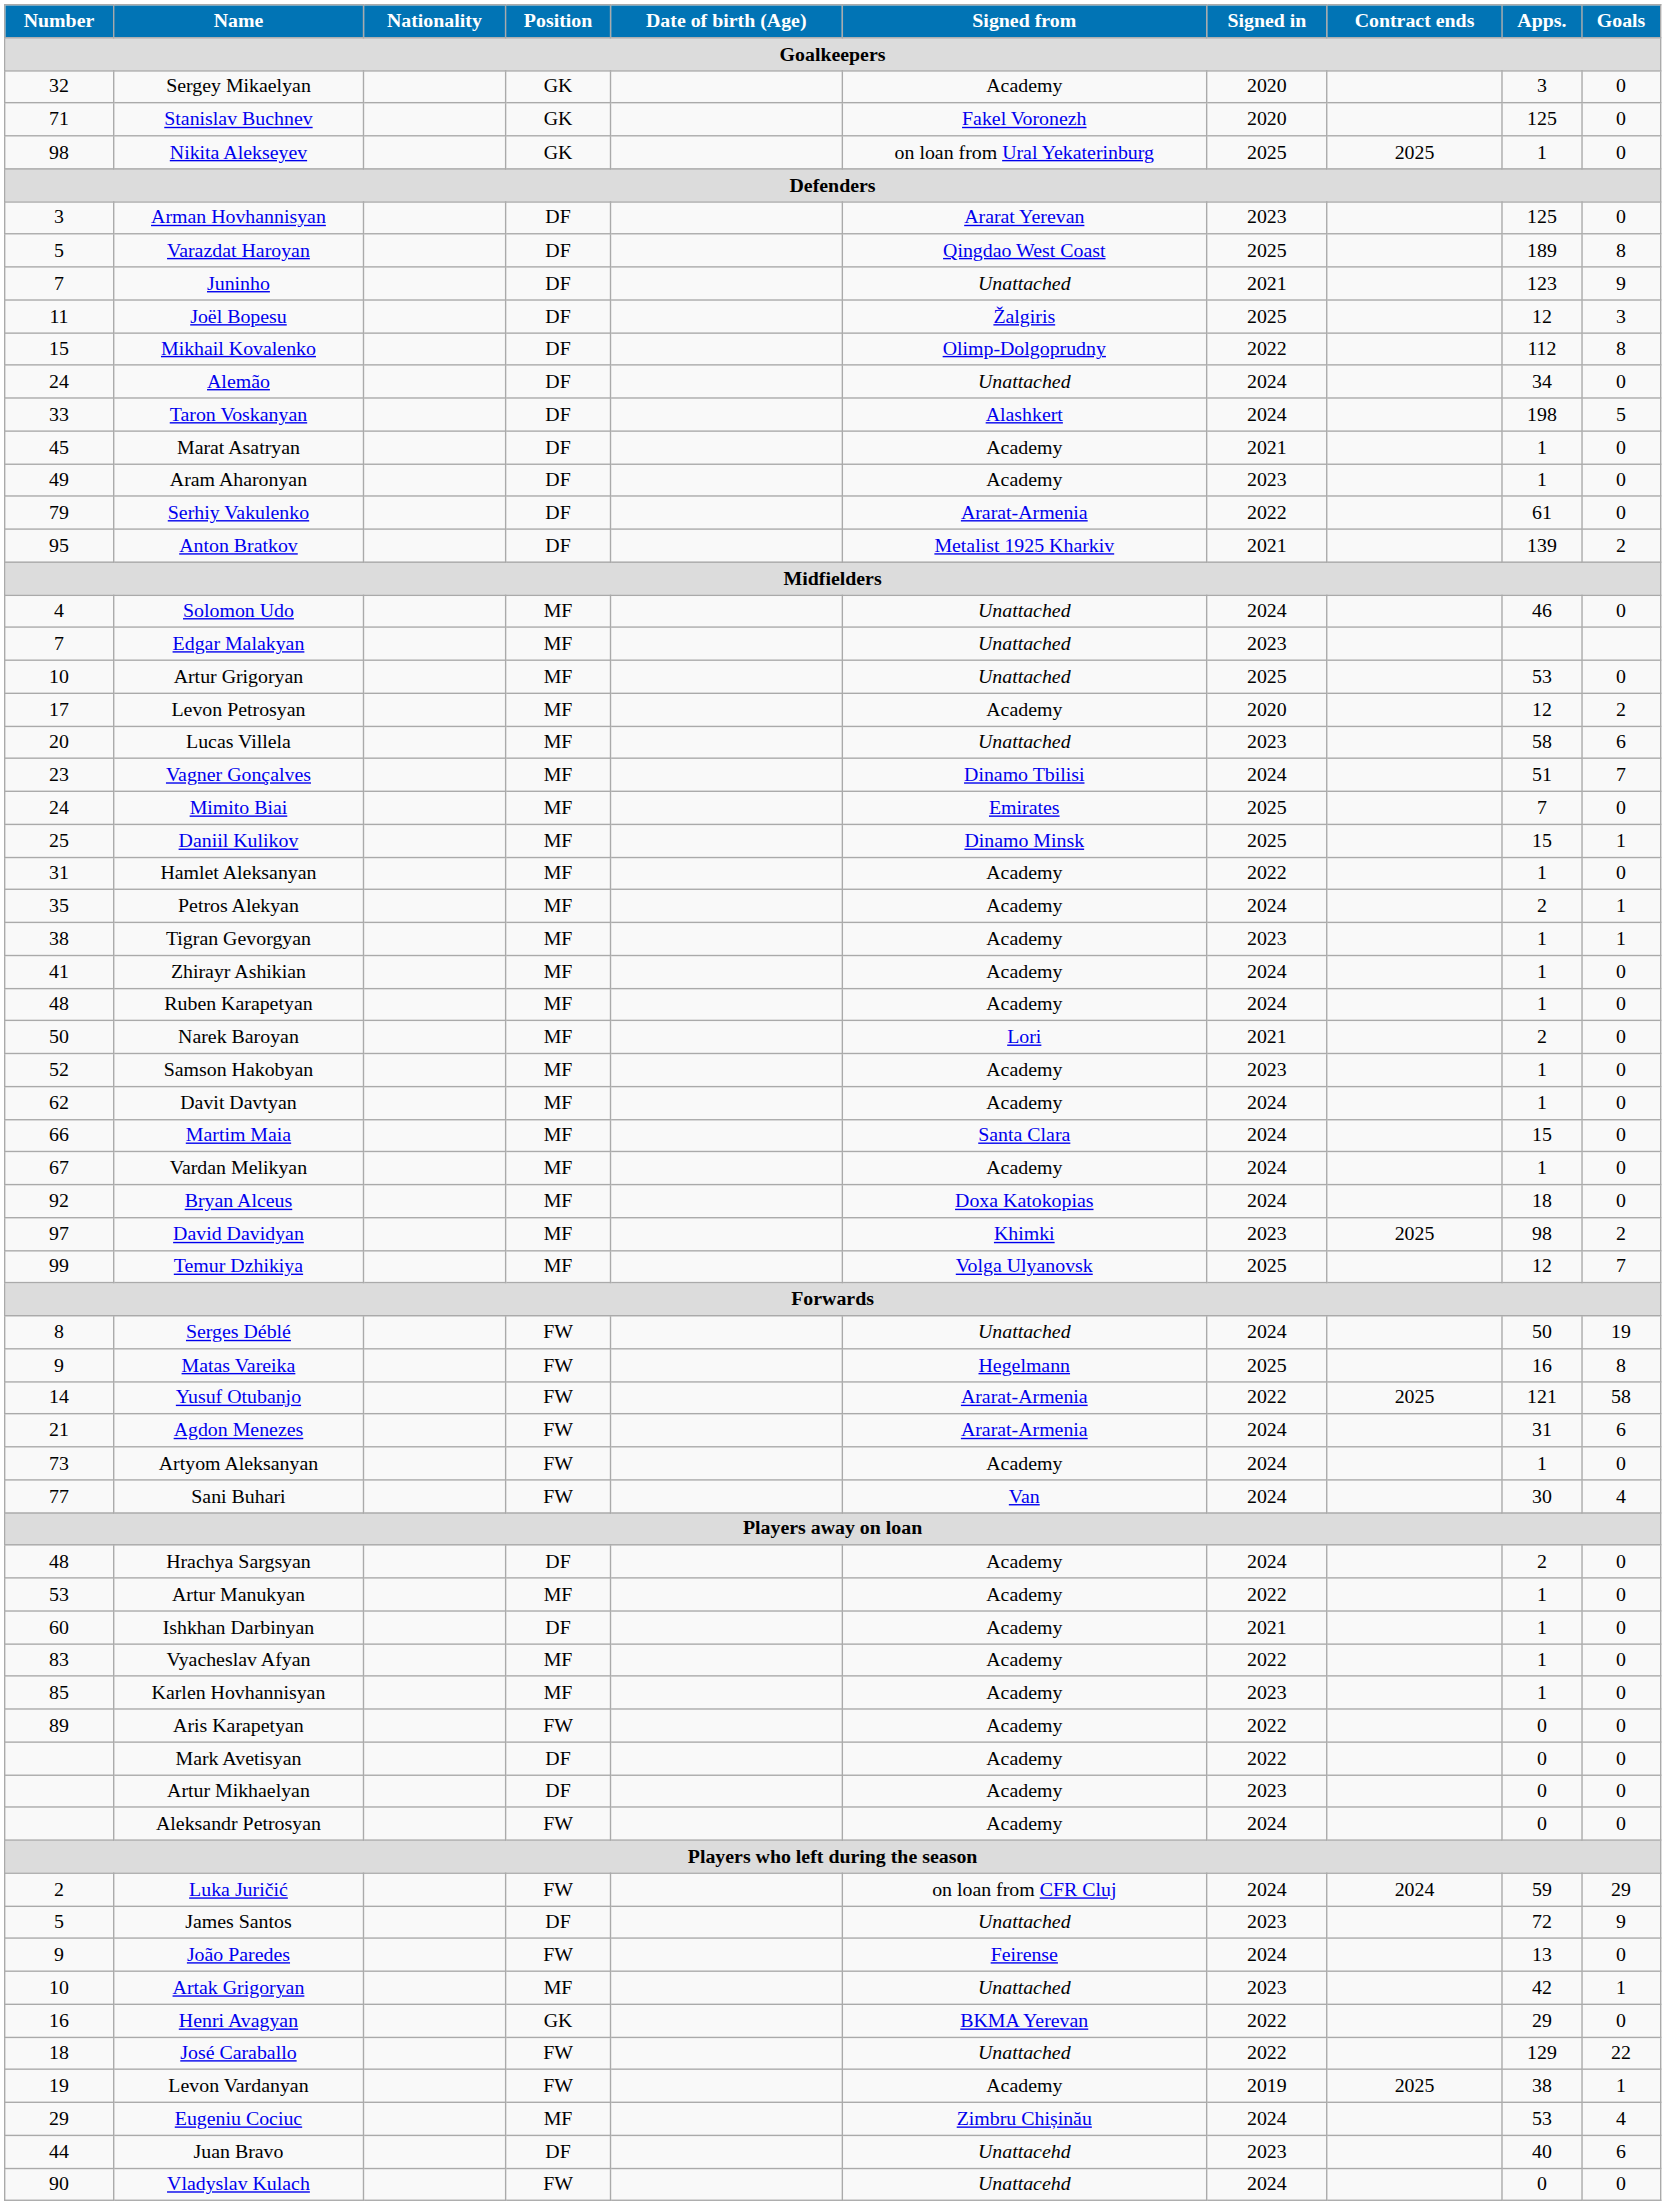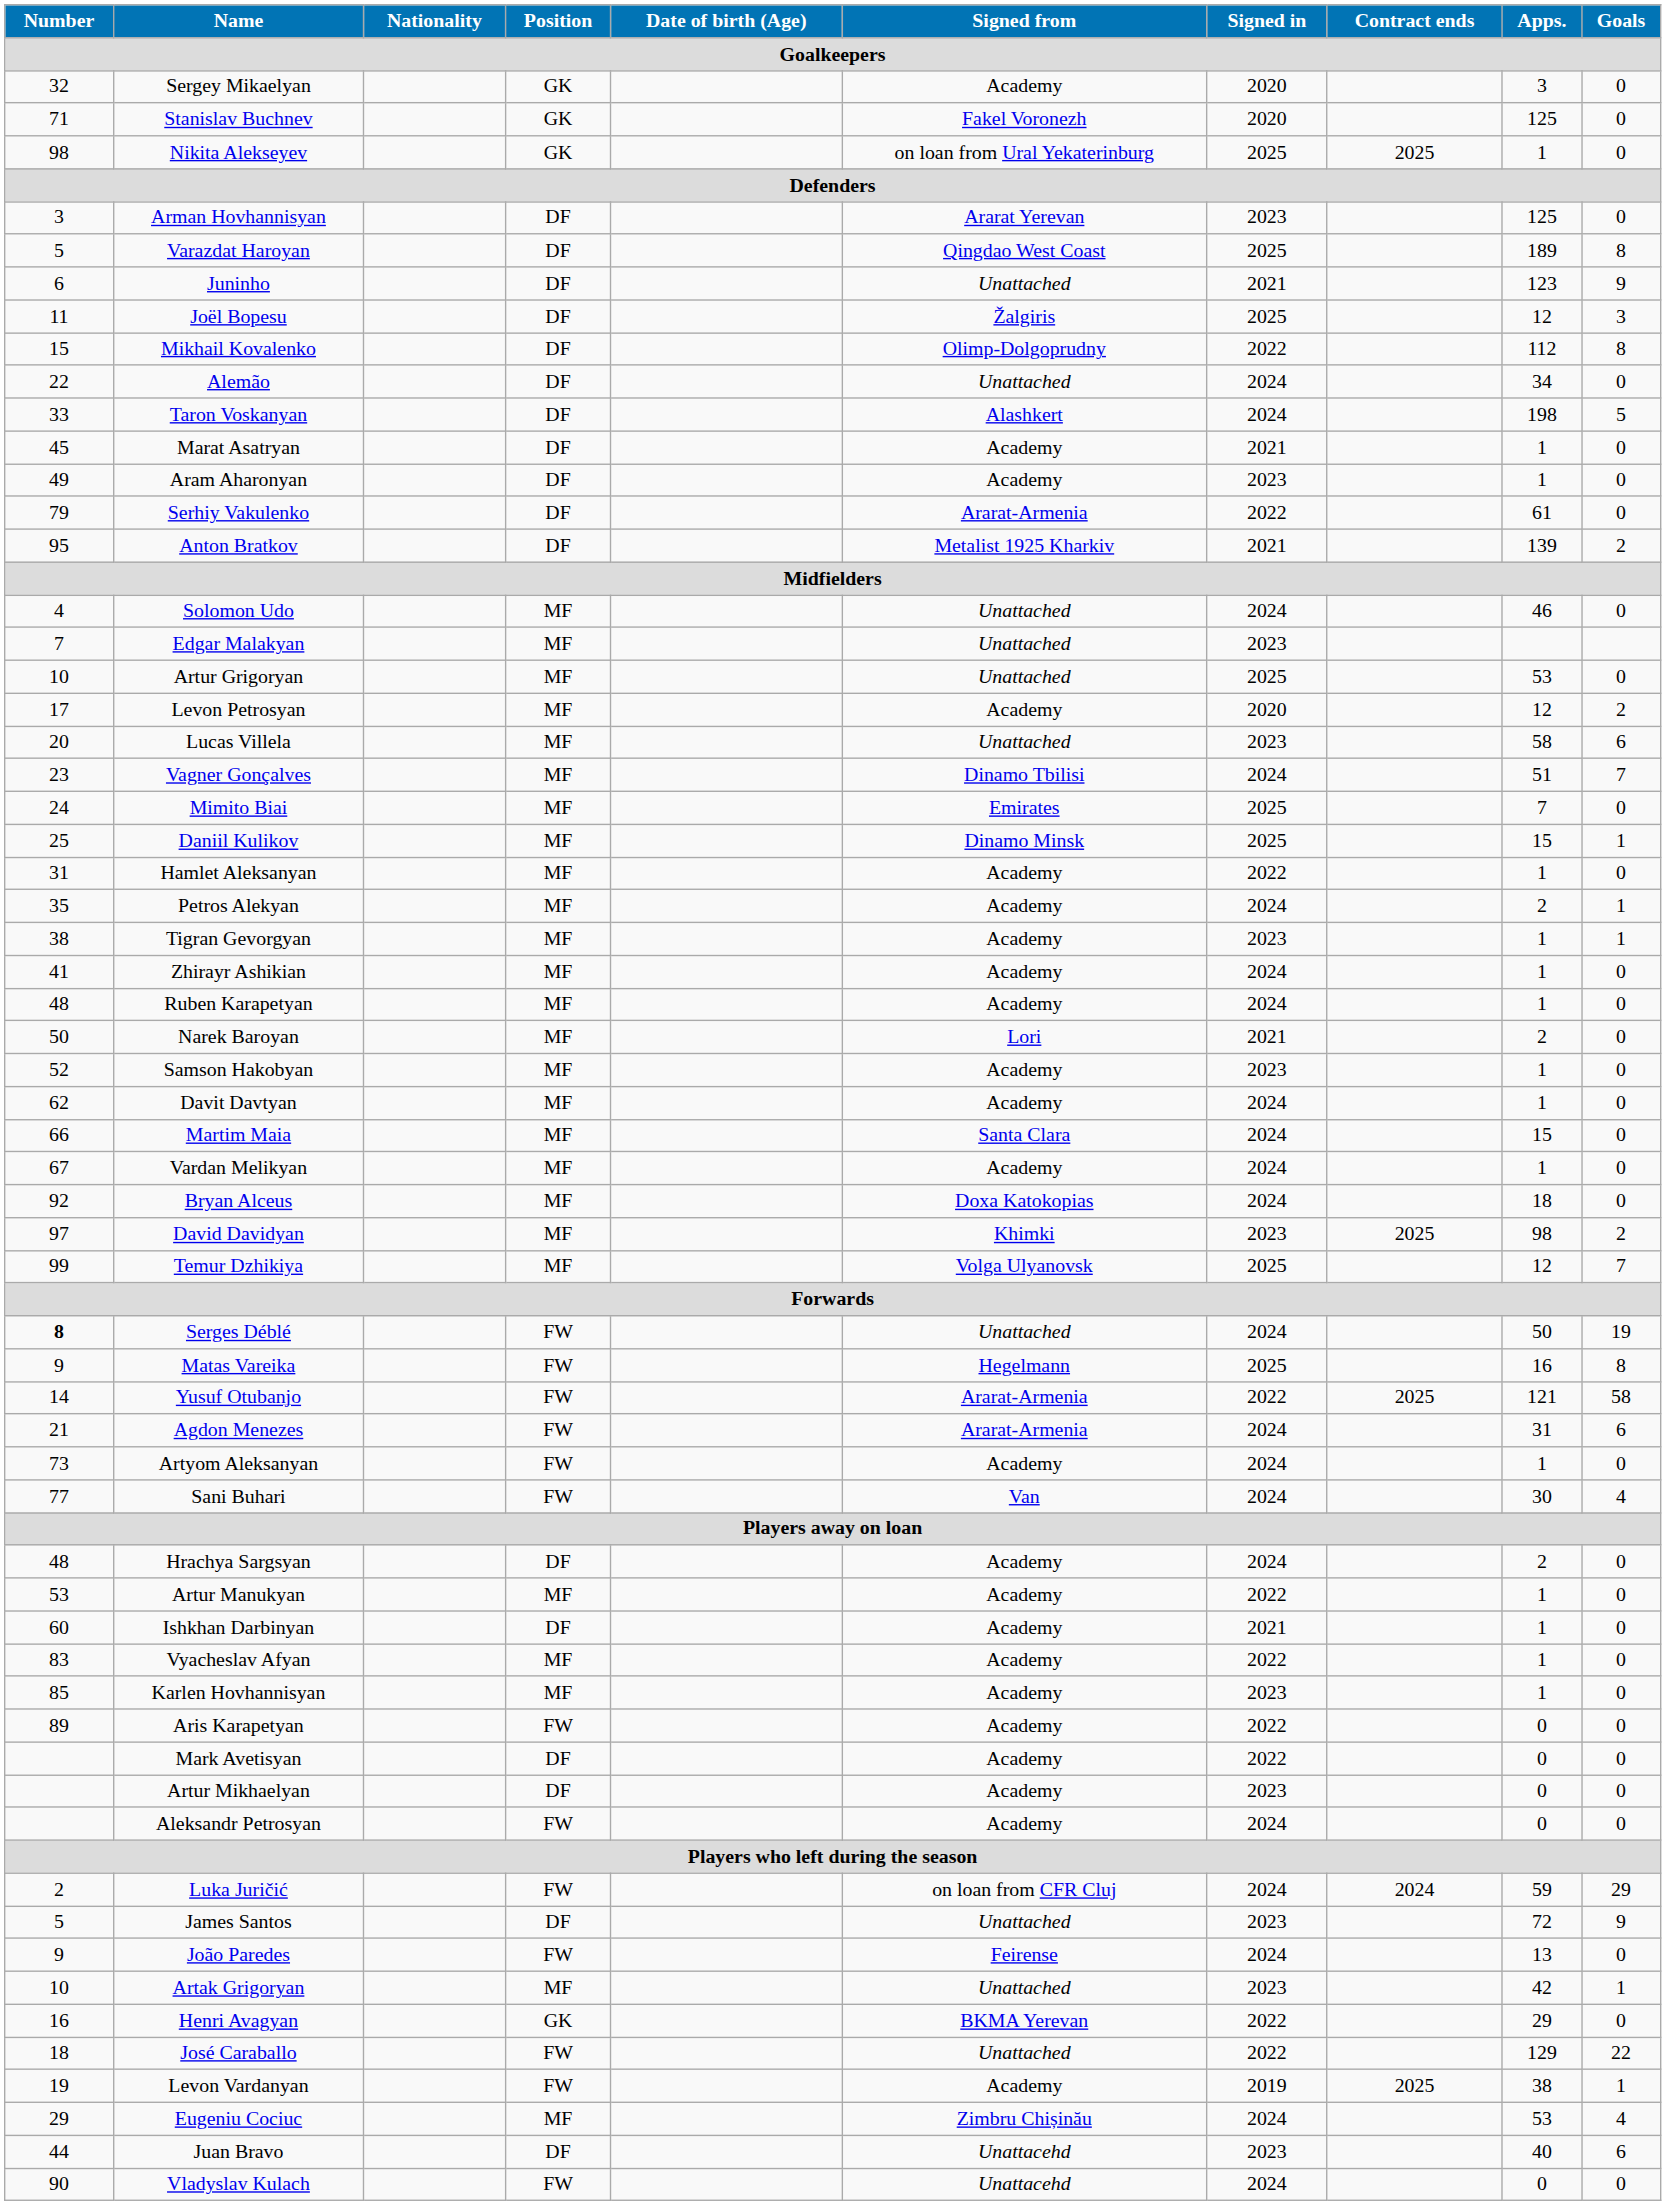(59, 283) 7 -> (59, 283) 6
(59, 381) 24 -> (59, 381) 22
(59, 1332) normal -> (59, 1332) bold
